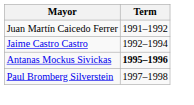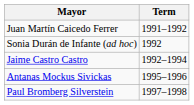+ row: (72, 44)
(145, 60) bold -> (164, 76) normal
